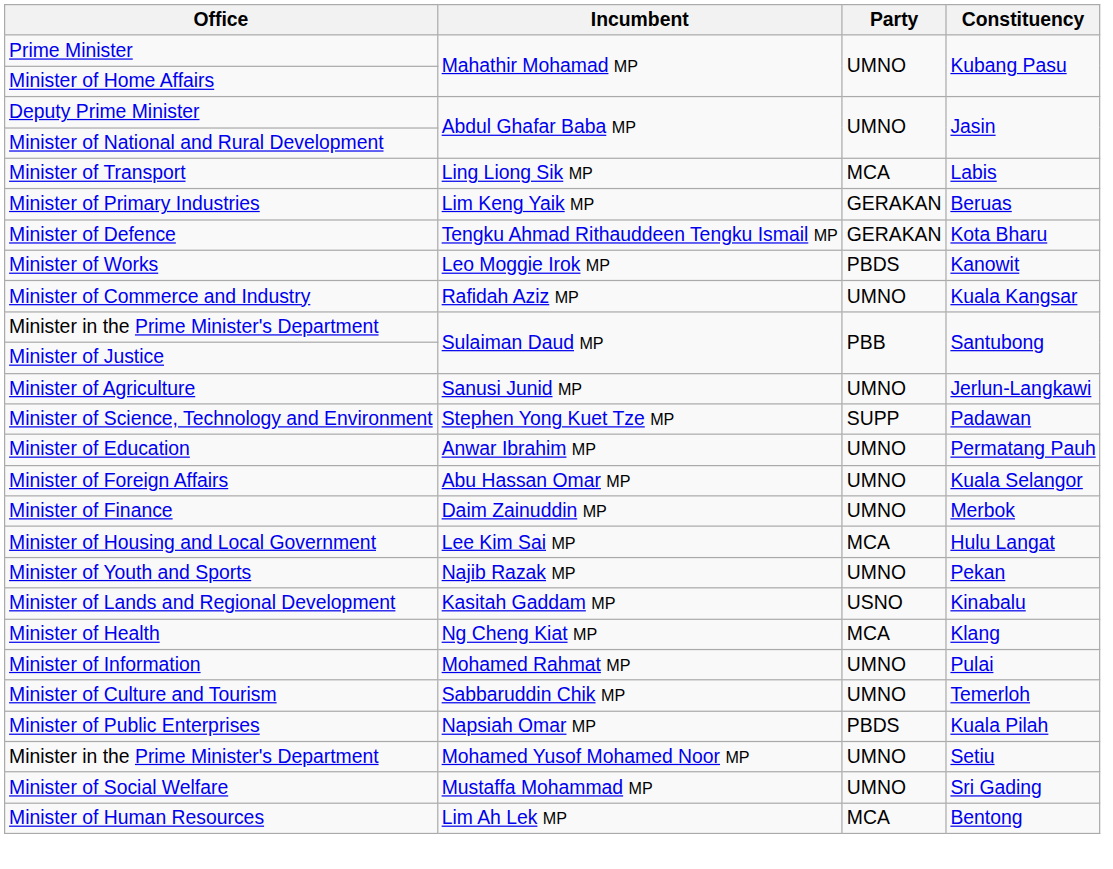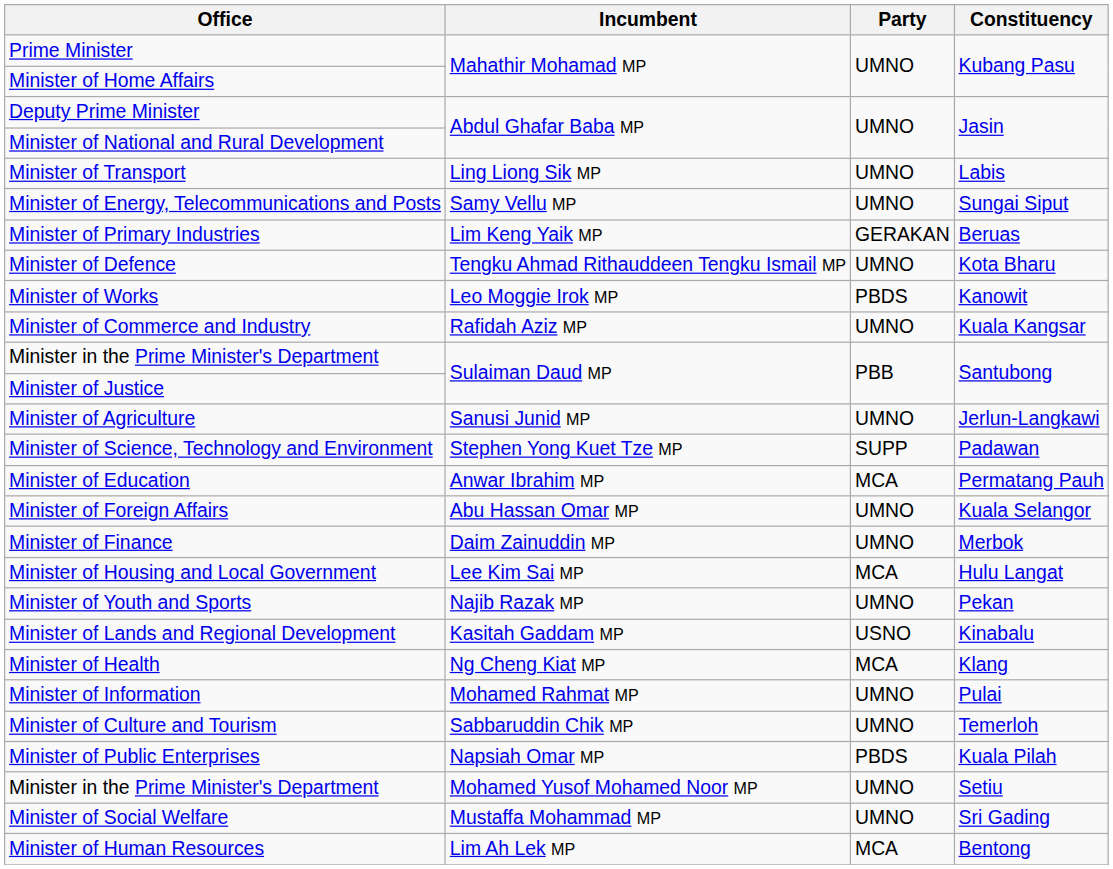(868, 173) MCA -> (885, 173) UMNO
+ row: (225, 204)
(894, 234) GERAKAN -> (885, 265) UMNO
(876, 449) UMNO -> (877, 480) MCA
